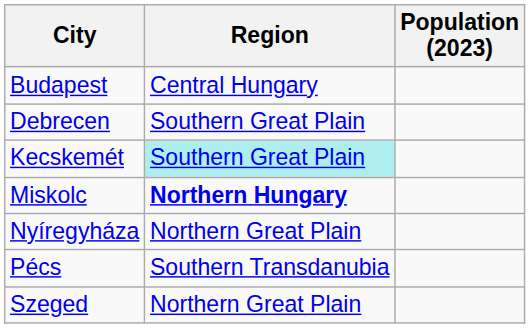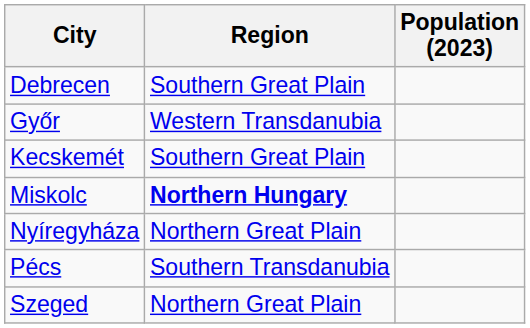- row: (59, 85)
+ row: (35, 121)
(258, 158) paleturquoise background -> (258, 158) no background
